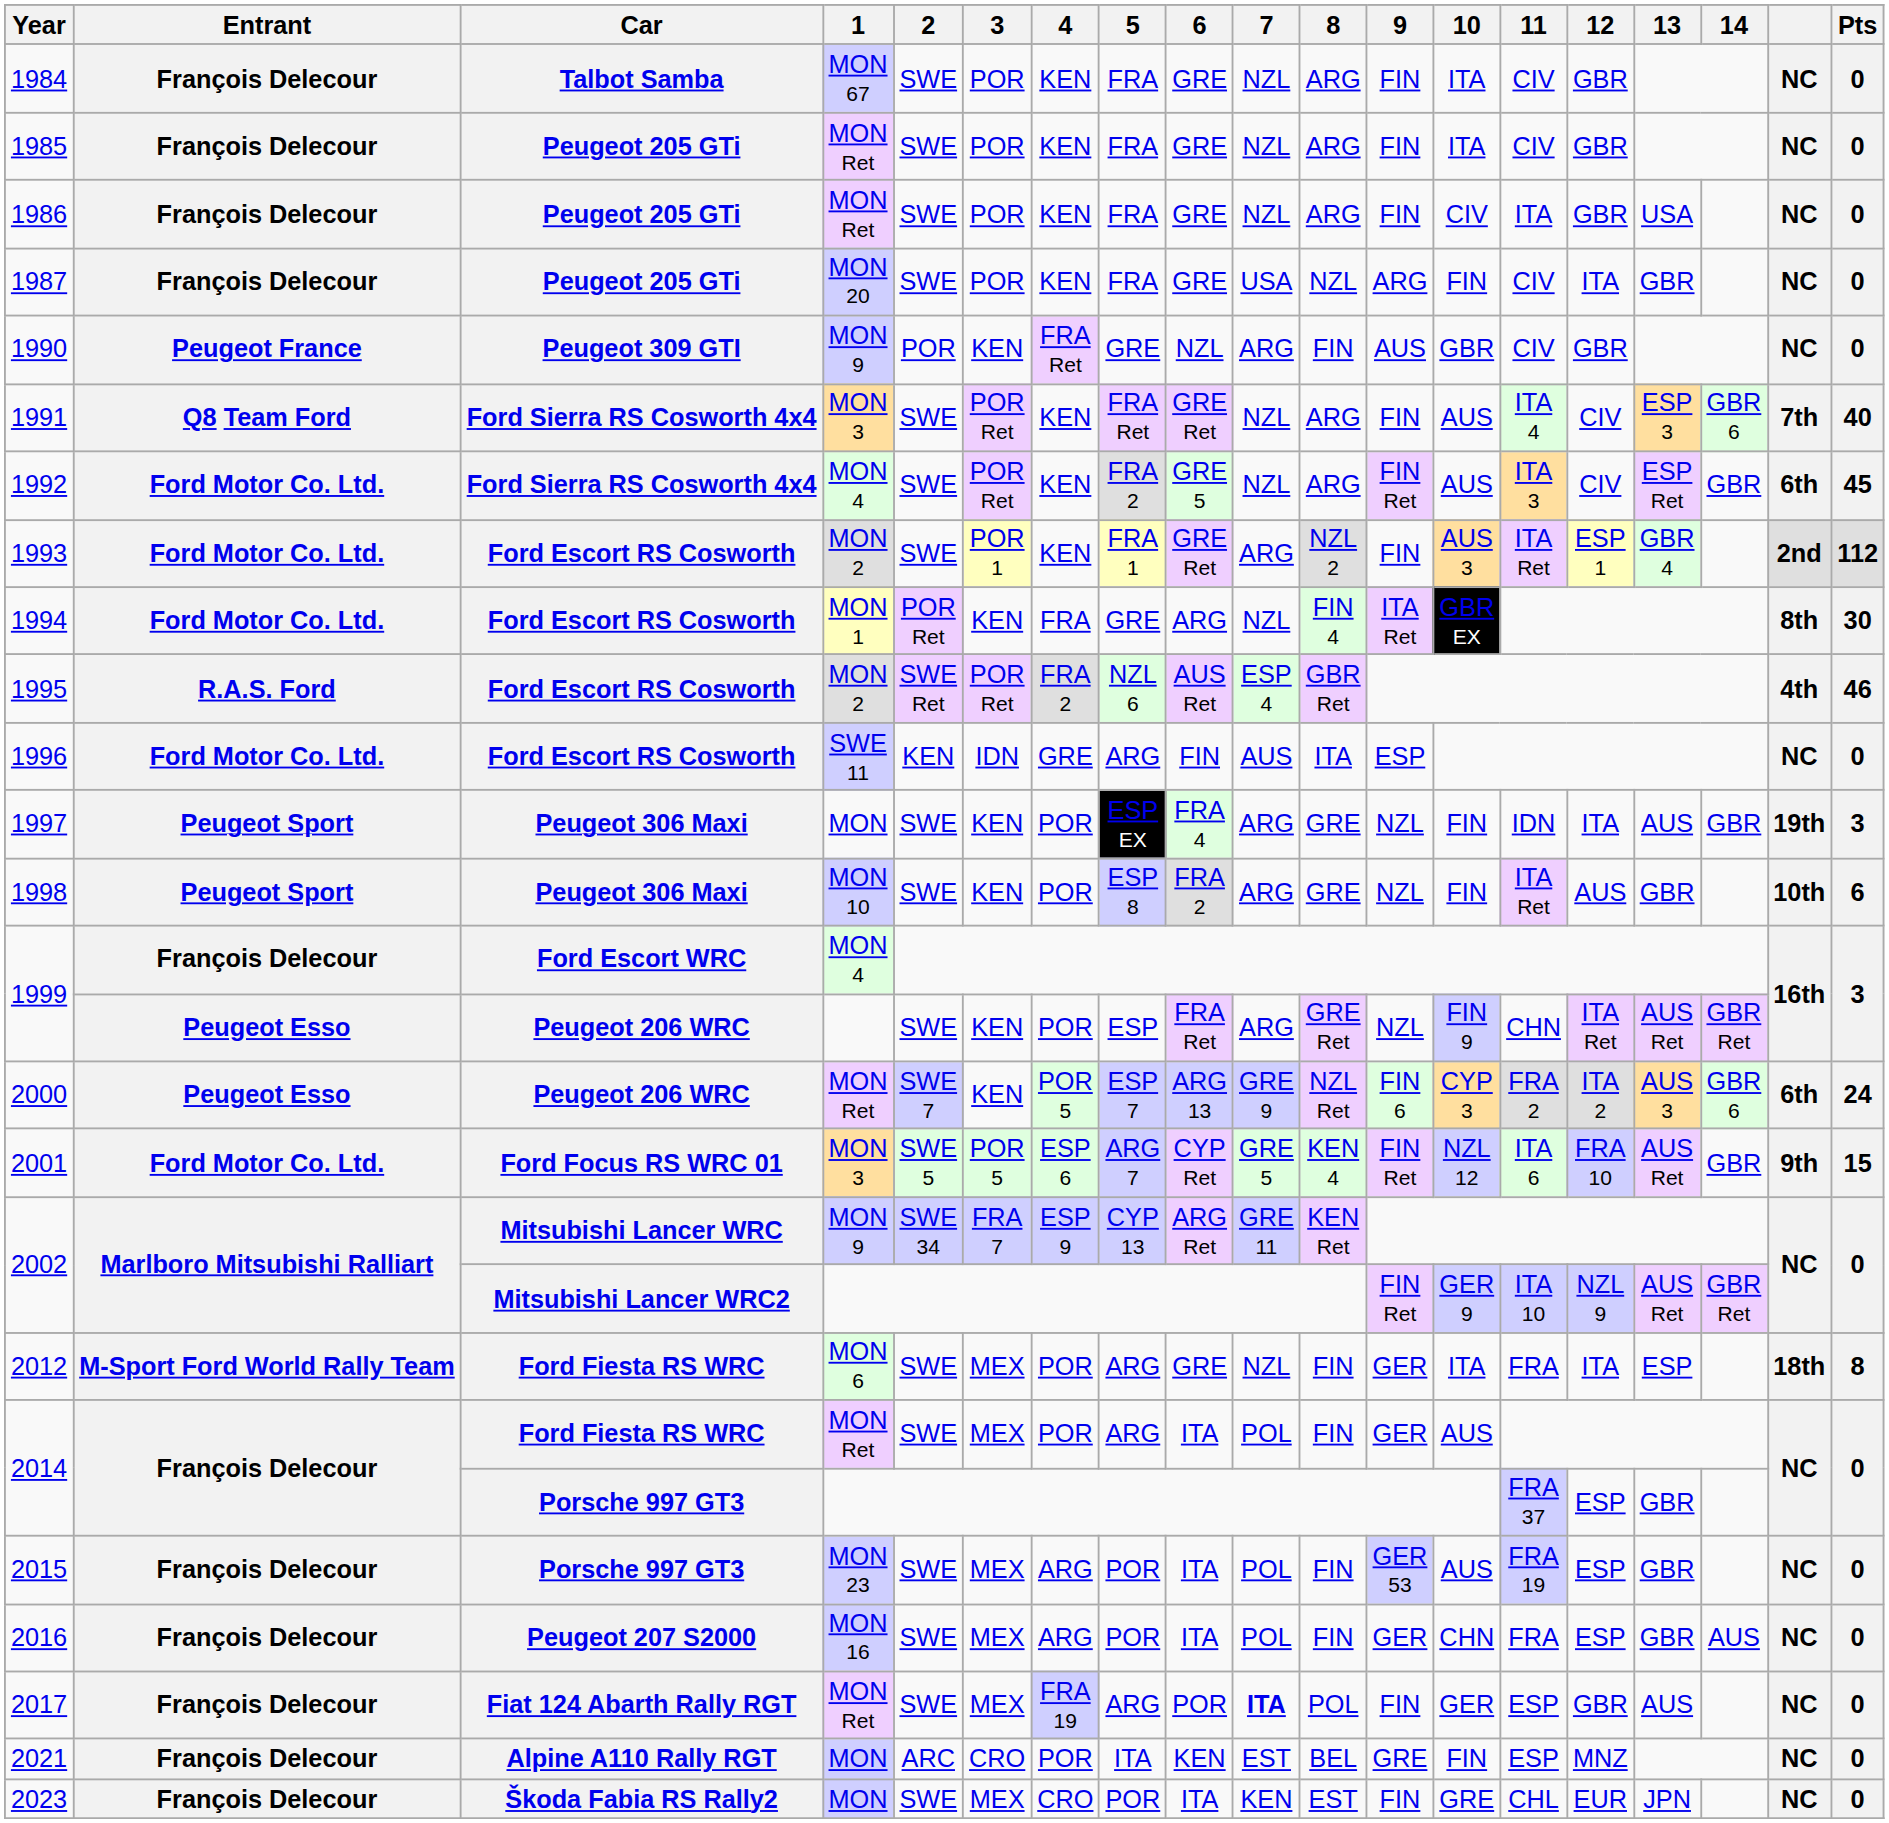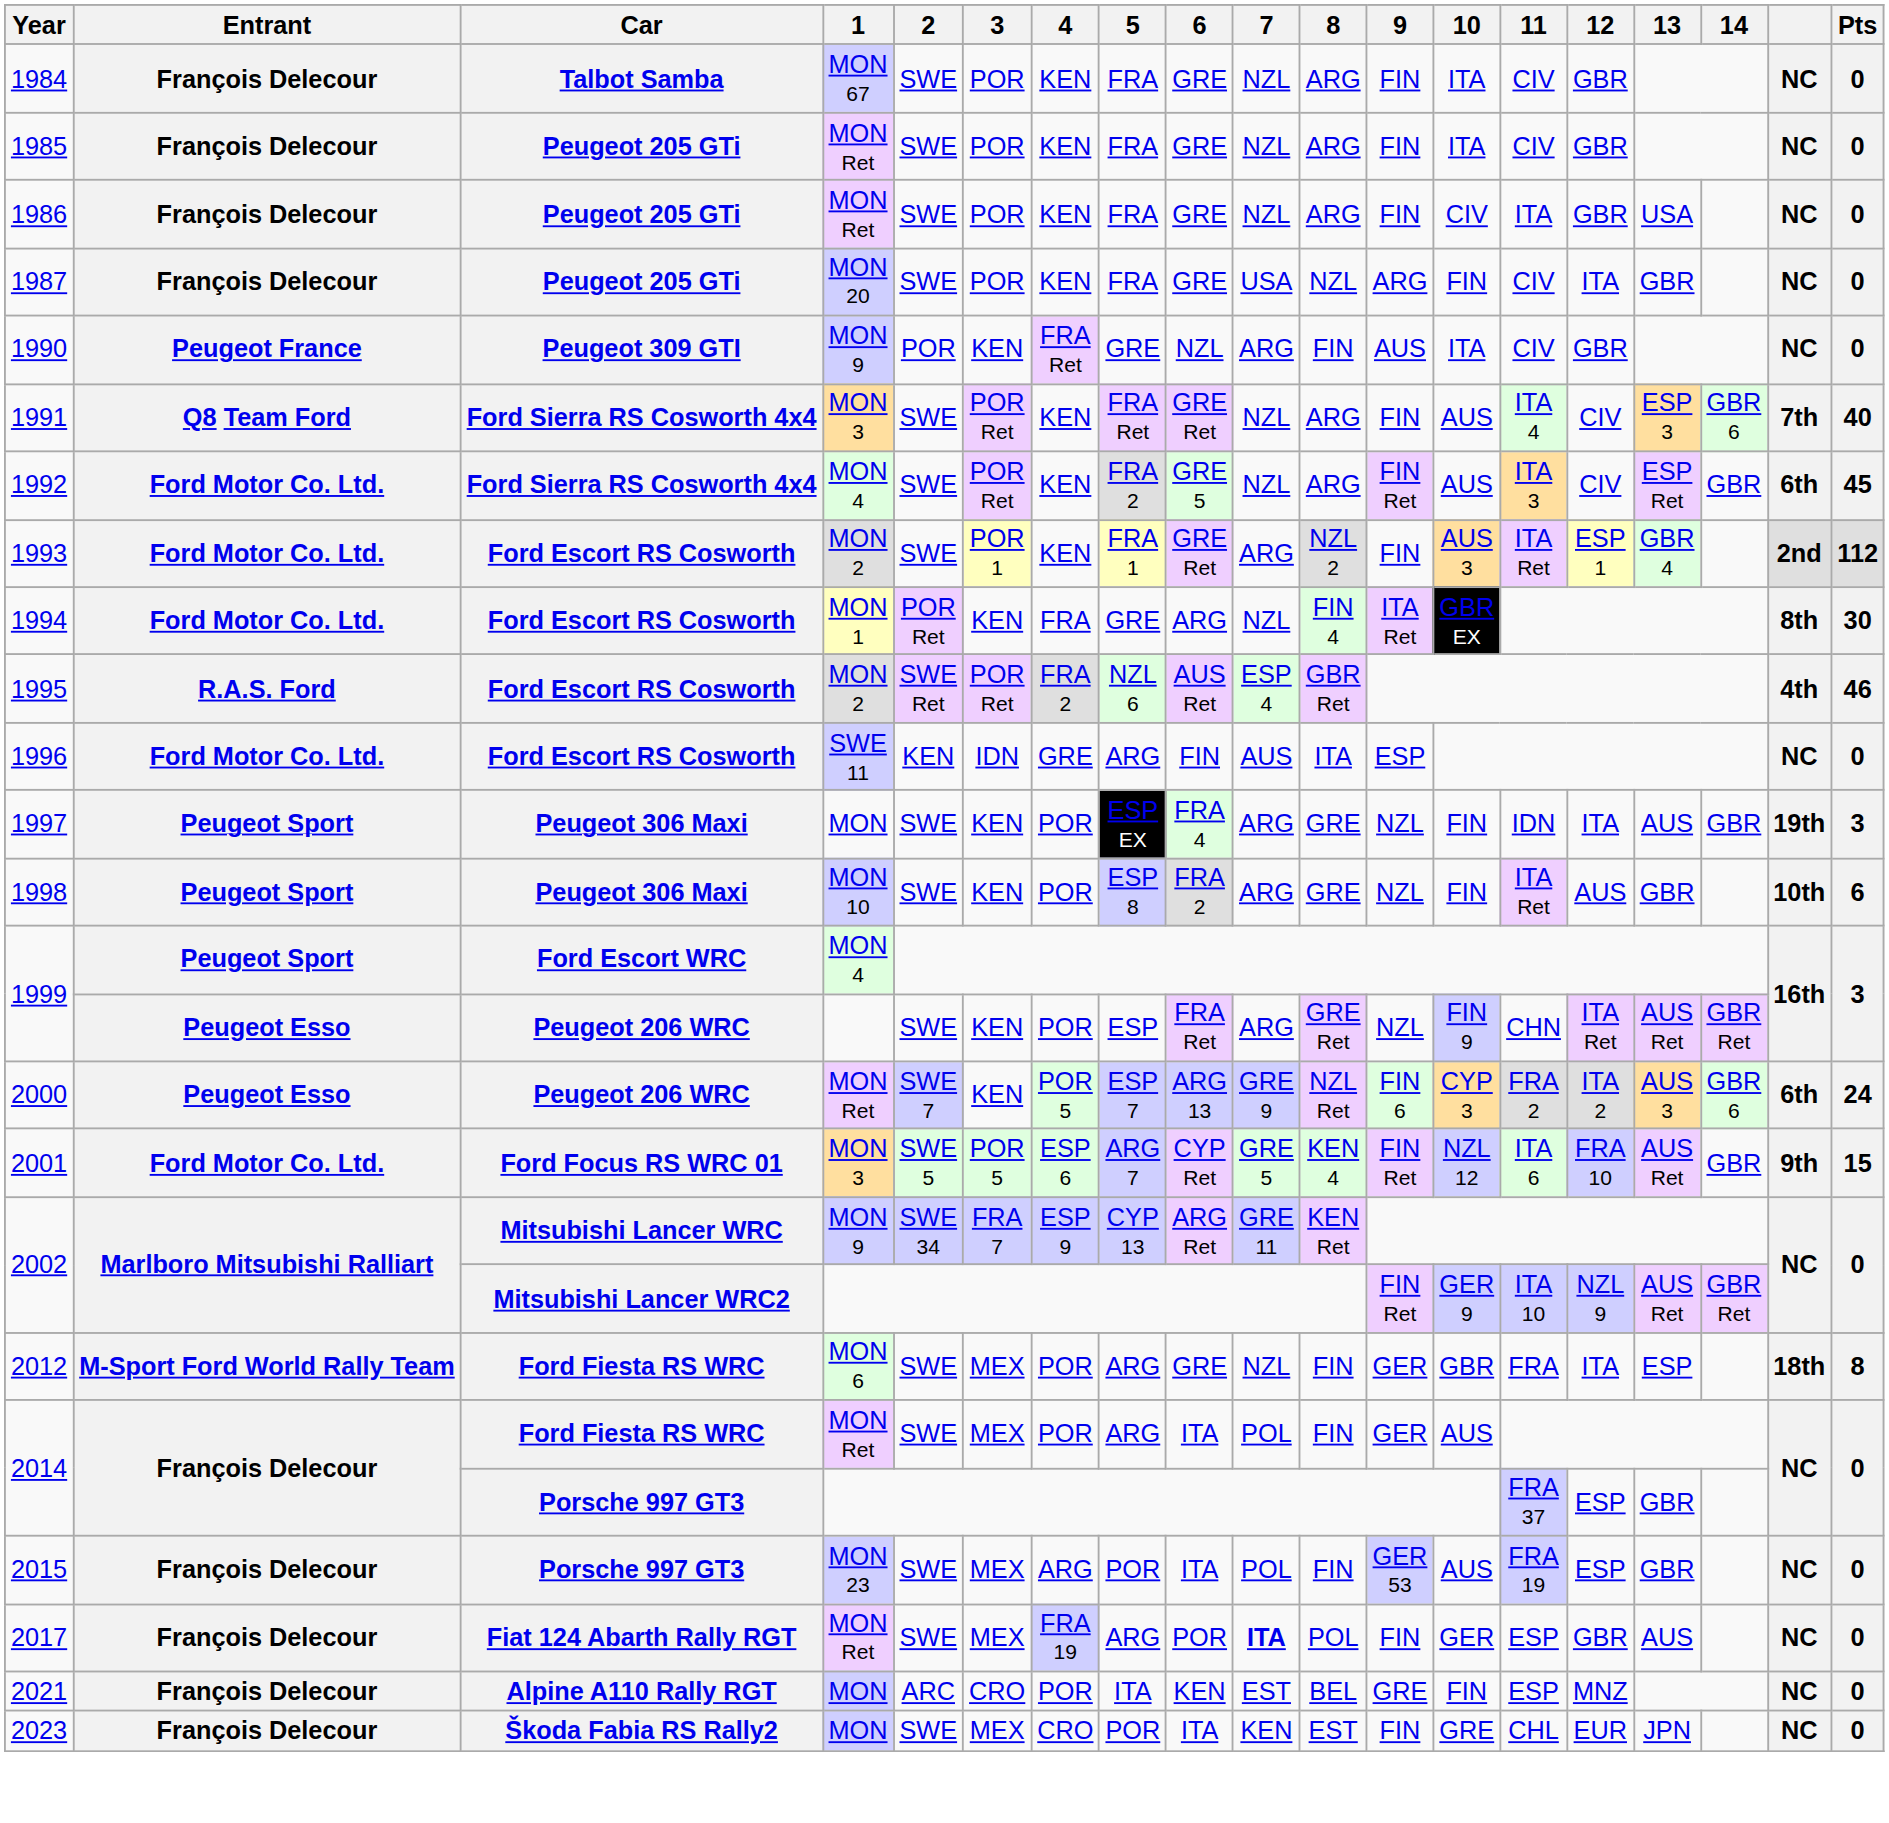(1467, 349) GBR -> (1467, 349) ITA
(267, 959) François Delecour -> (267, 959) Peugeot Sport
(1467, 1366) ITA -> (1467, 1366) GBR
- row: (39, 1637)
